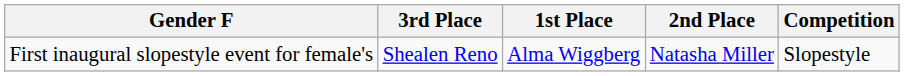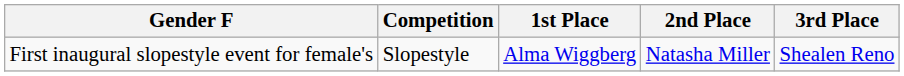columns swapped: (839, 20) <-> (440, 20)
